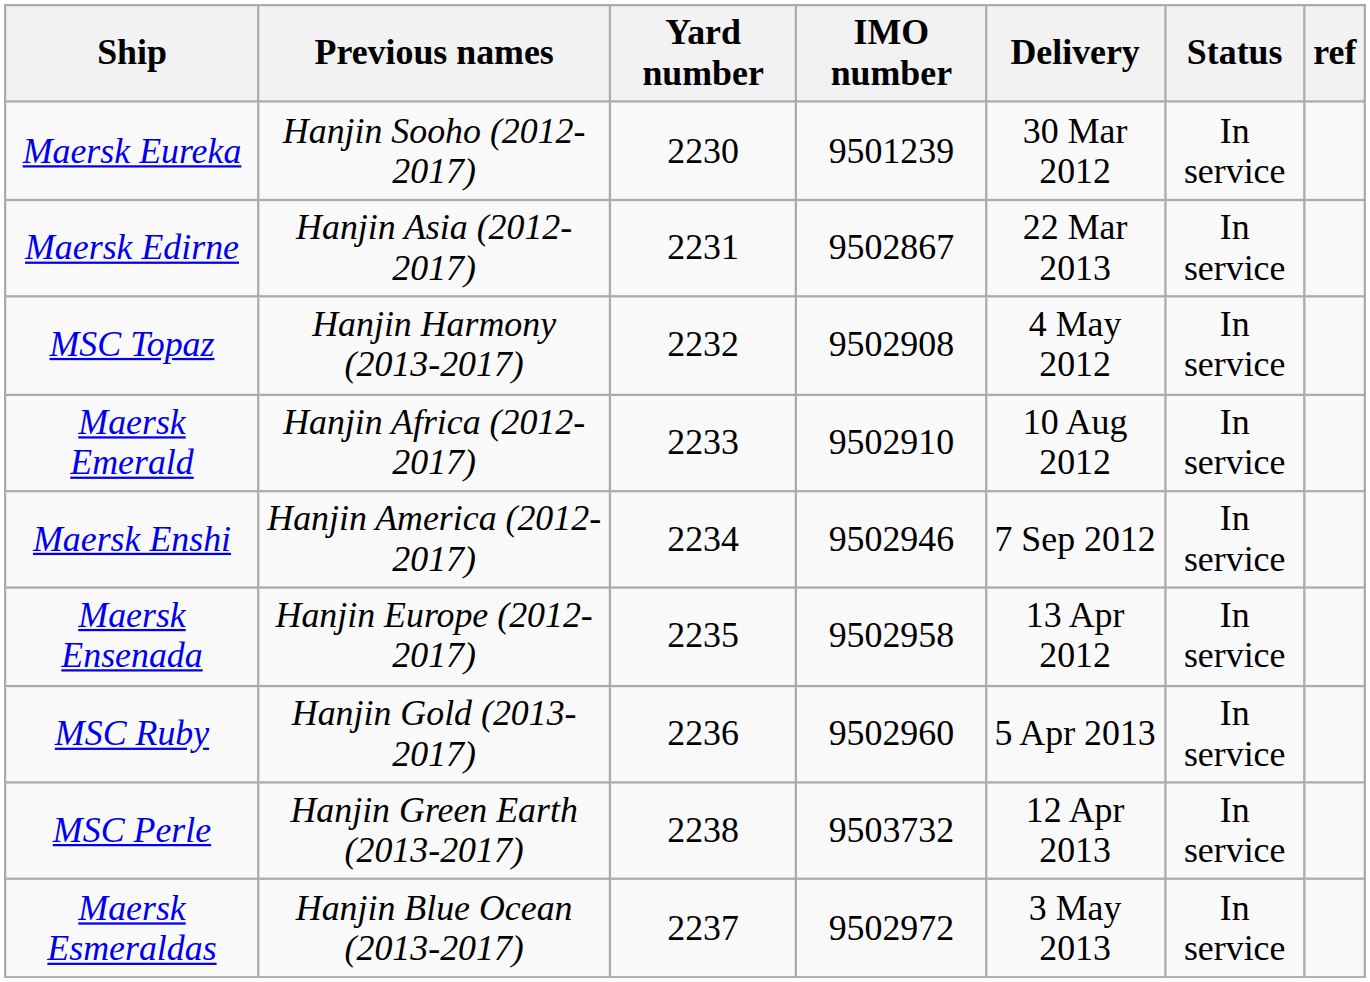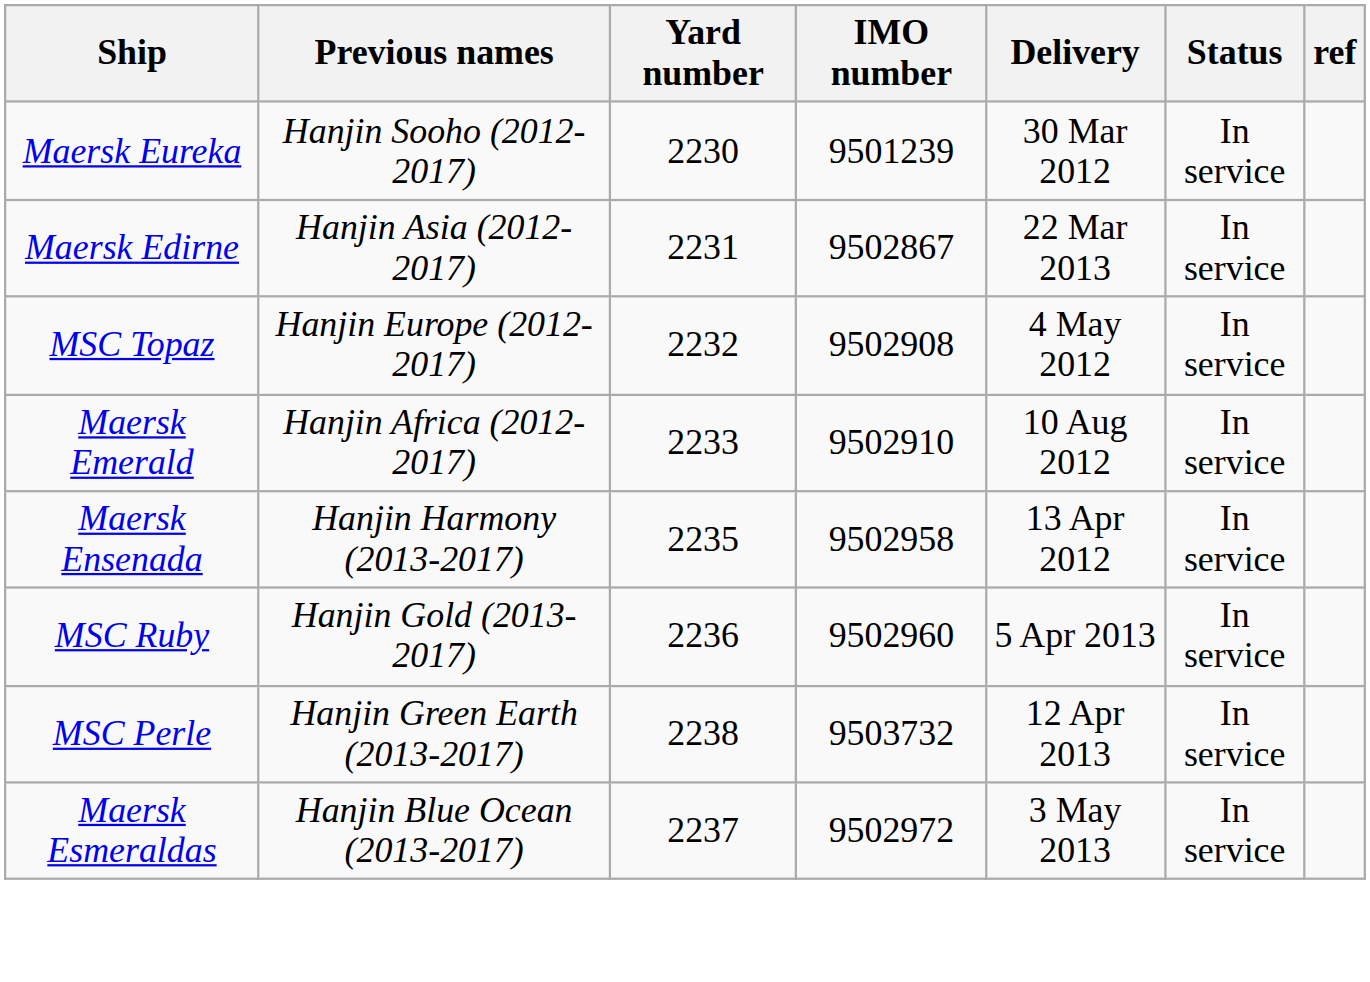(434, 344) Hanjin Harmony (2013-2017) -> (434, 344) Hanjin Europe (2012-2017)
- row: (132, 538)
(434, 636) Hanjin Europe (2012-2017) -> (434, 538) Hanjin Harmony (2013-2017)
